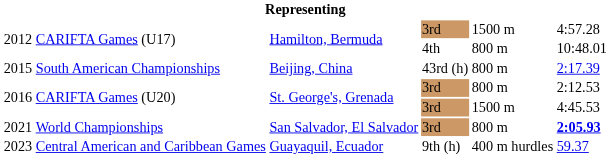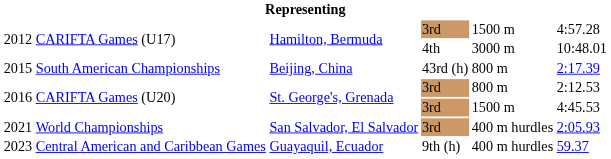(490, 48) 800 m -> (493, 48) 3000 m
(490, 127) 800 m -> (512, 127) 400 m hurdles
(579, 127) bold -> (578, 127) normal
